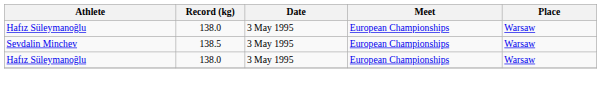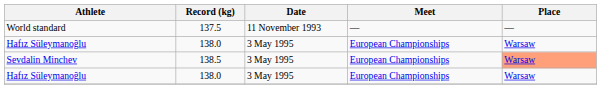+ row: (36, 28)
(520, 44) no background -> (520, 60) lightsalmon background
